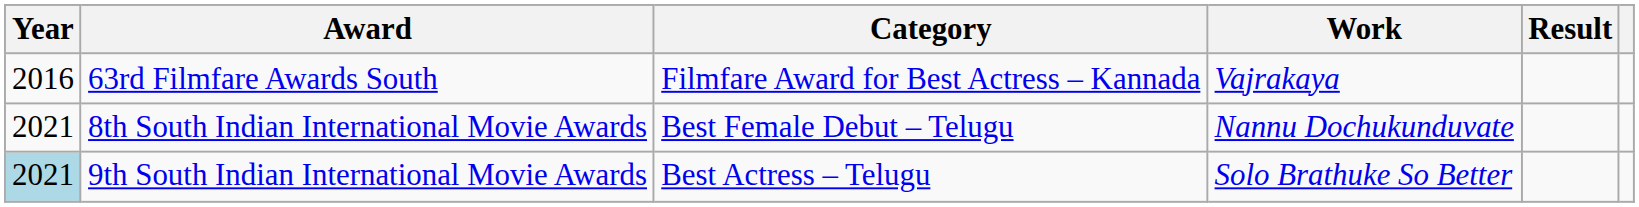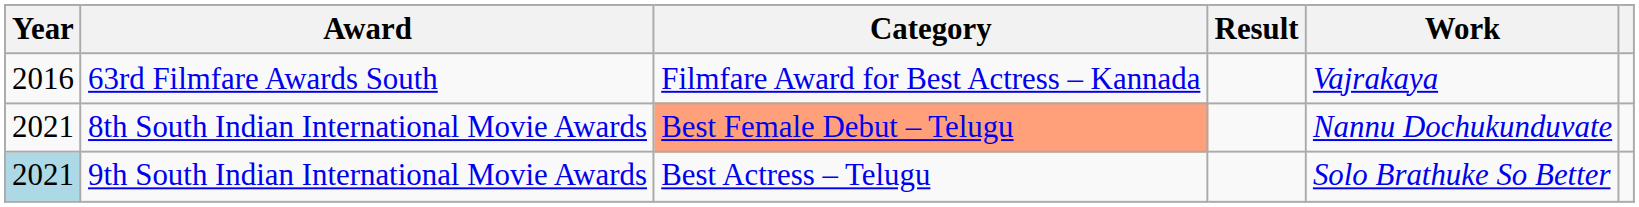columns swapped: (1364, 28) <-> (1570, 28)
(837, 126) no background -> (837, 126) lightsalmon background
